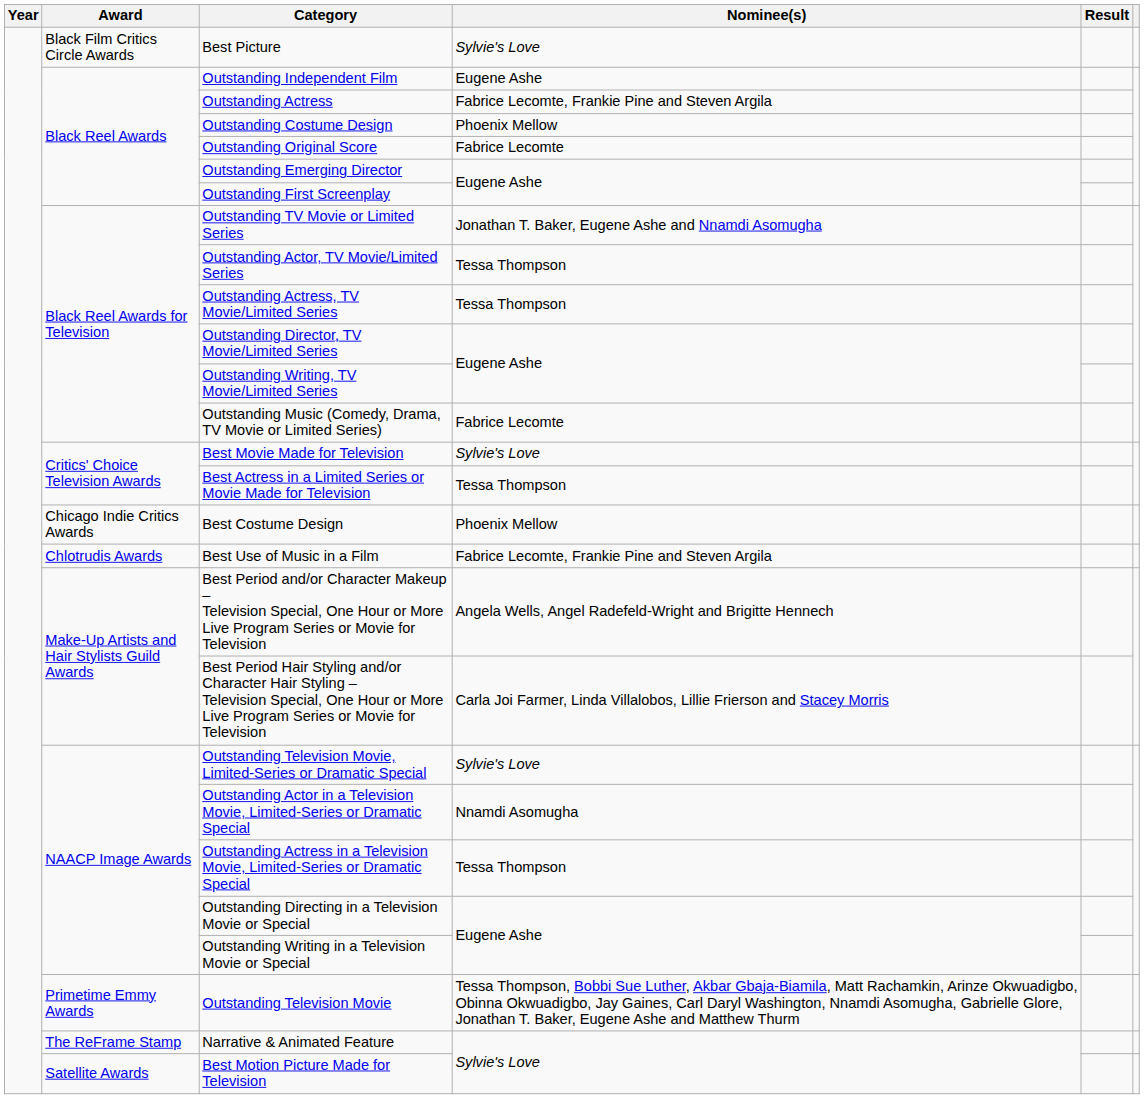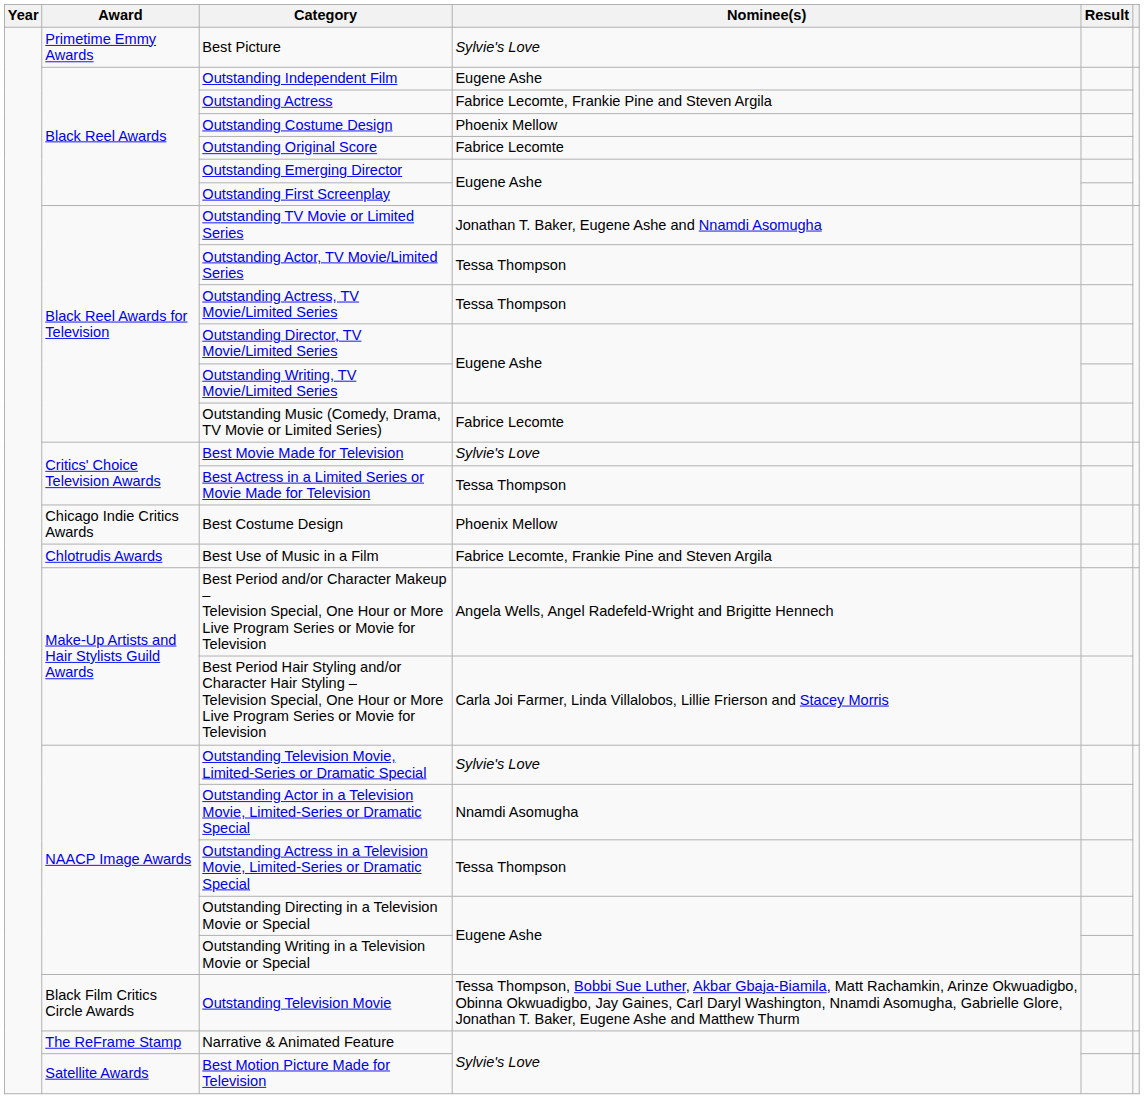(101, 47) Black Film Critics Circle Awards -> (101, 47) Primetime Emmy Awards
(101, 1002) Primetime Emmy Awards -> (101, 1002) Black Film Critics Circle Awards
